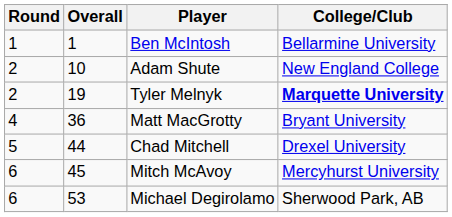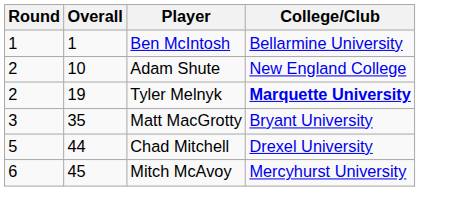(13, 120) 4 -> (13, 120) 3
(77, 120) 36 -> (77, 120) 35
- row: (202, 198)
